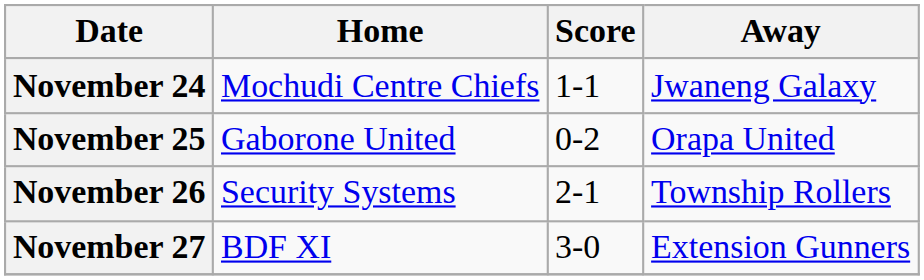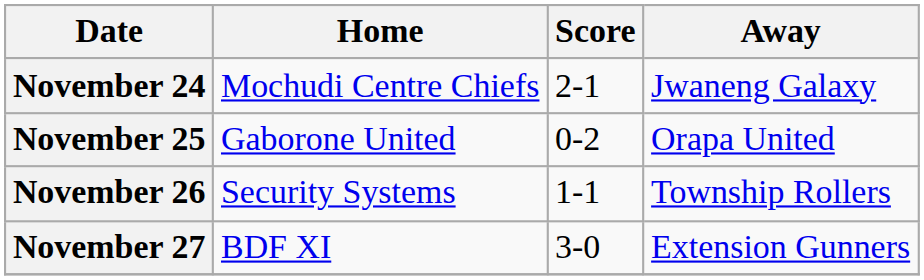(578, 85) 1-1 -> (578, 85) 2-1
(578, 192) 2-1 -> (578, 192) 1-1
